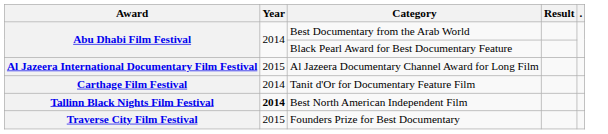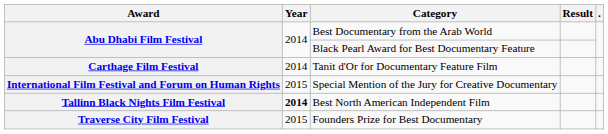- row: (414, 66)
+ row: (435, 84)
